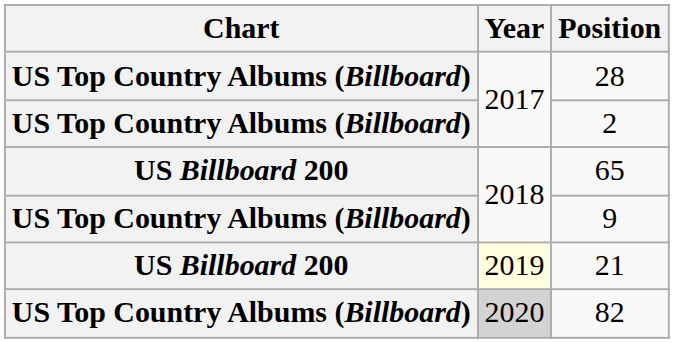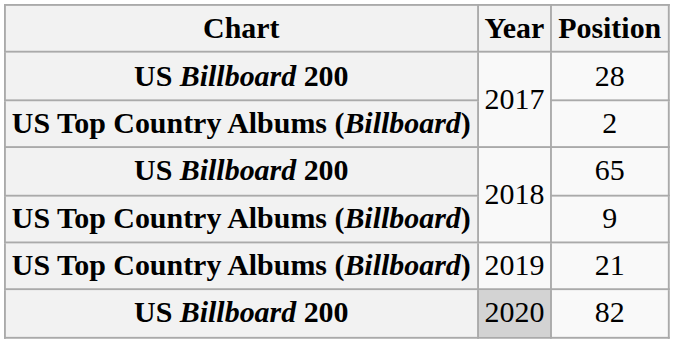(241, 75) US Top Country Albums (Billboard) -> (241, 75) US Billboard 200
(241, 265) US Billboard 200 -> (241, 265) US Top Country Albums (Billboard)
(514, 265) lightyellow background -> (514, 265) no background
(241, 312) US Top Country Albums (Billboard) -> (241, 312) US Billboard 200
